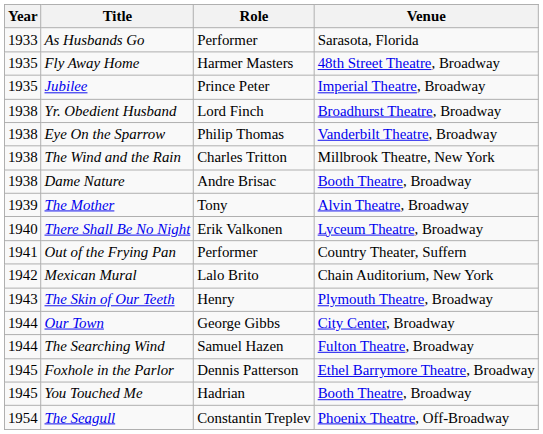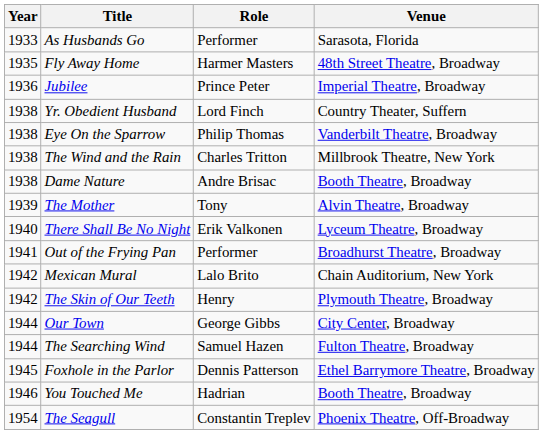(23, 87) 1935 -> (23, 87) 1936
(409, 110) Broadhurst Theatre, Broadway -> (392, 110) Country Theater, Suffern
(392, 252) Country Theater, Suffern -> (409, 252) Broadhurst Theatre, Broadway
(23, 299) 1943 -> (23, 299) 1942
(23, 393) 1945 -> (23, 393) 1946
